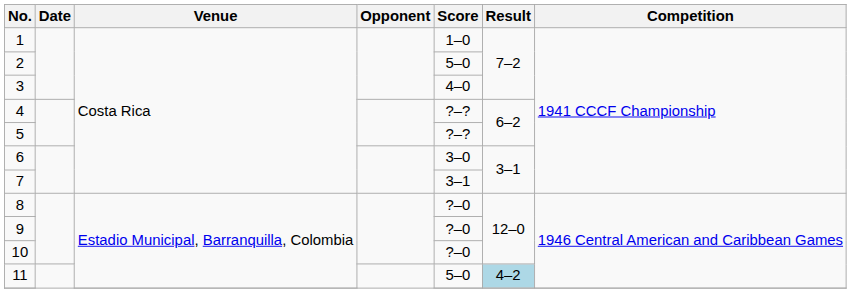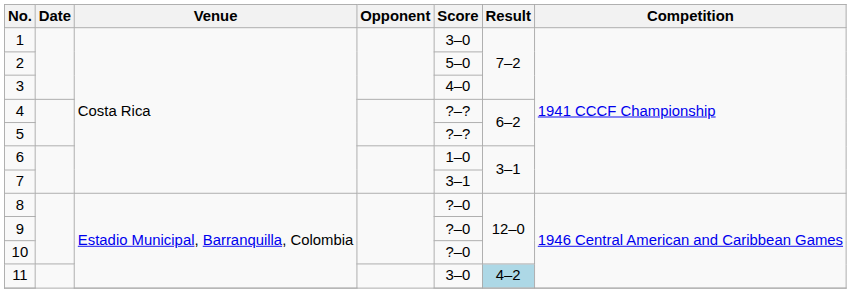(458, 39) 1–0 -> (458, 39) 3–0
(458, 157) 3–0 -> (458, 157) 1–0
(458, 275) 5–0 -> (458, 275) 3–0
